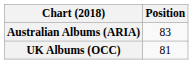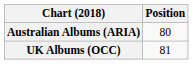(165, 31) 83 -> (165, 31) 80
